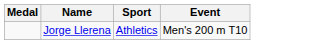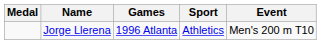+ column: (147, 13)
